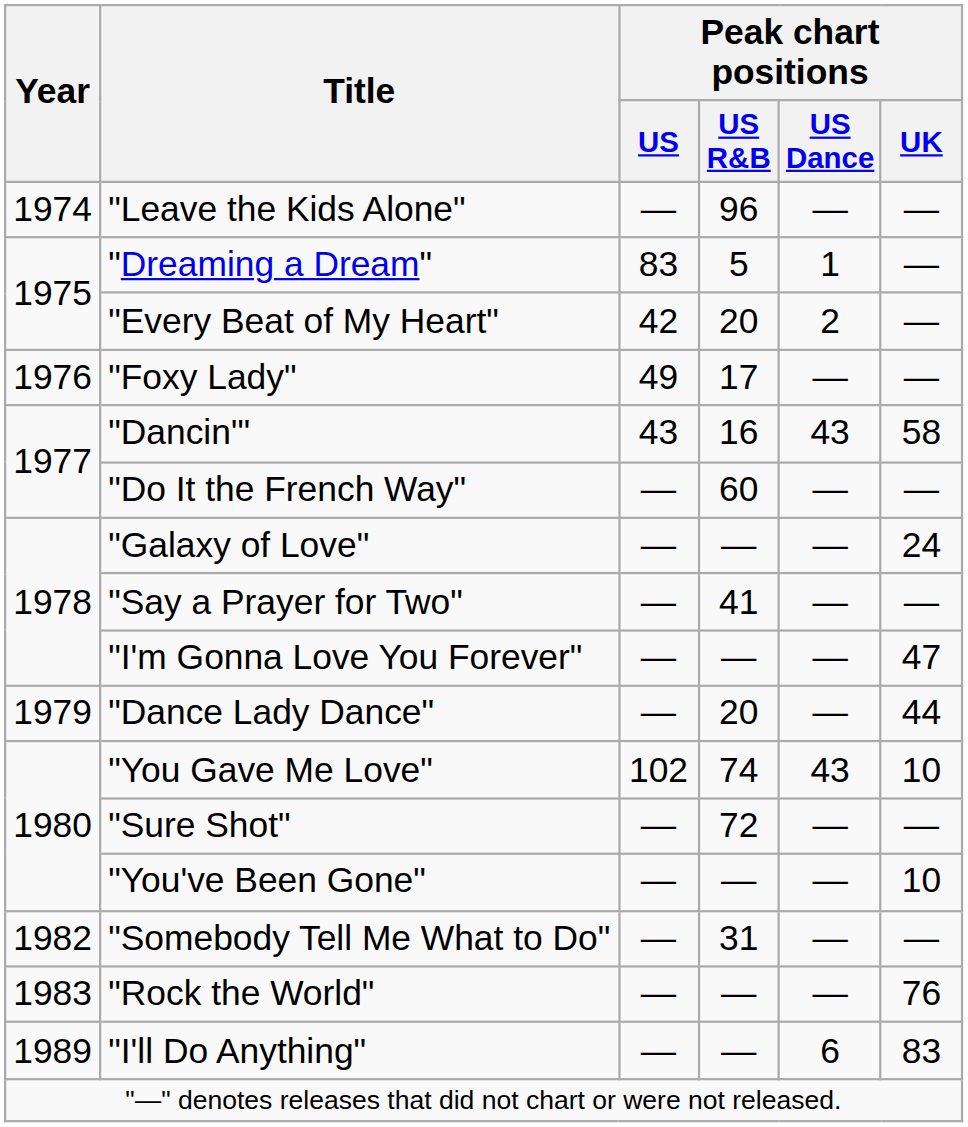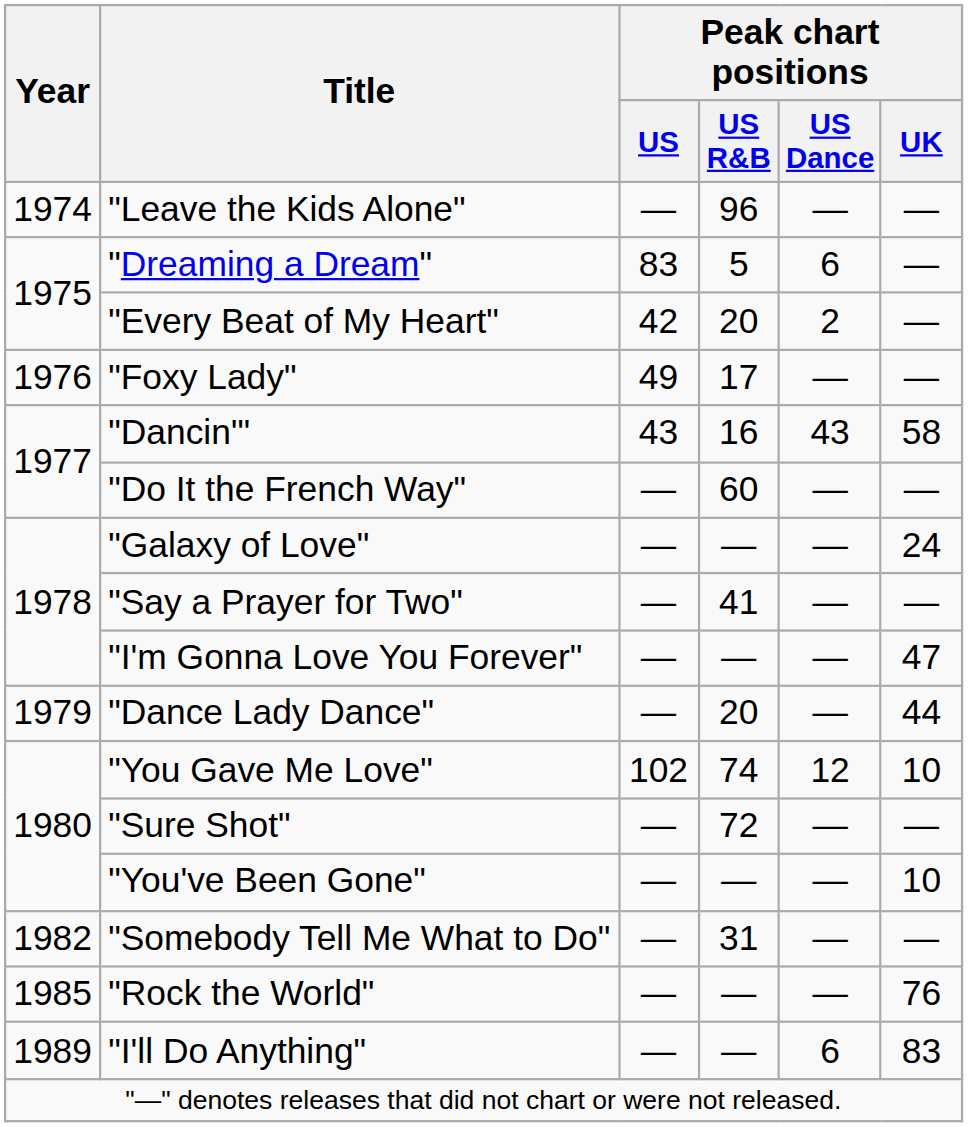(830, 264) 1 -> (830, 264) 6
(830, 769) 43 -> (830, 769) 12
(53, 993) 1983 -> (53, 993) 1985
